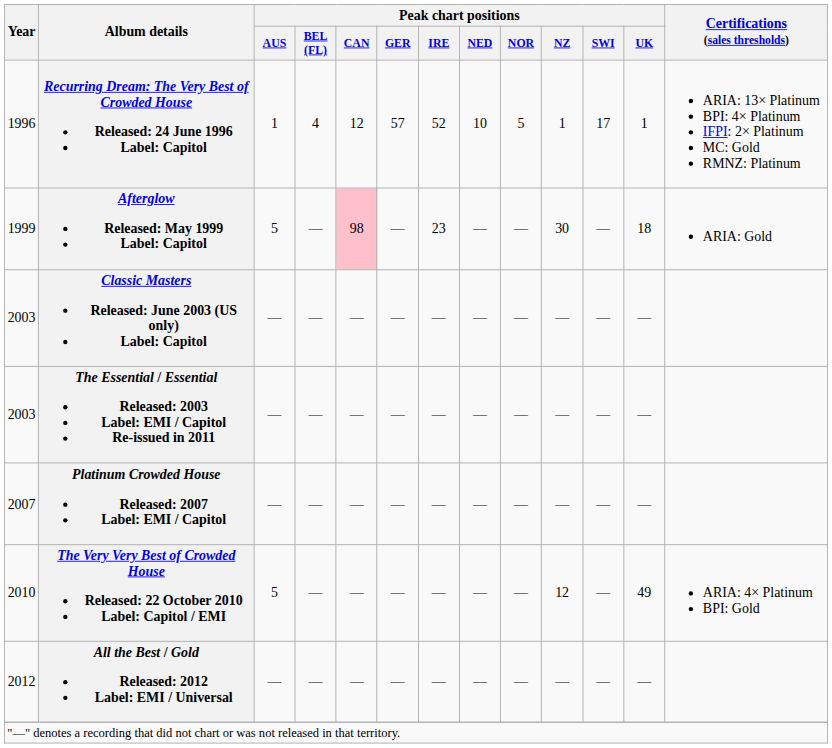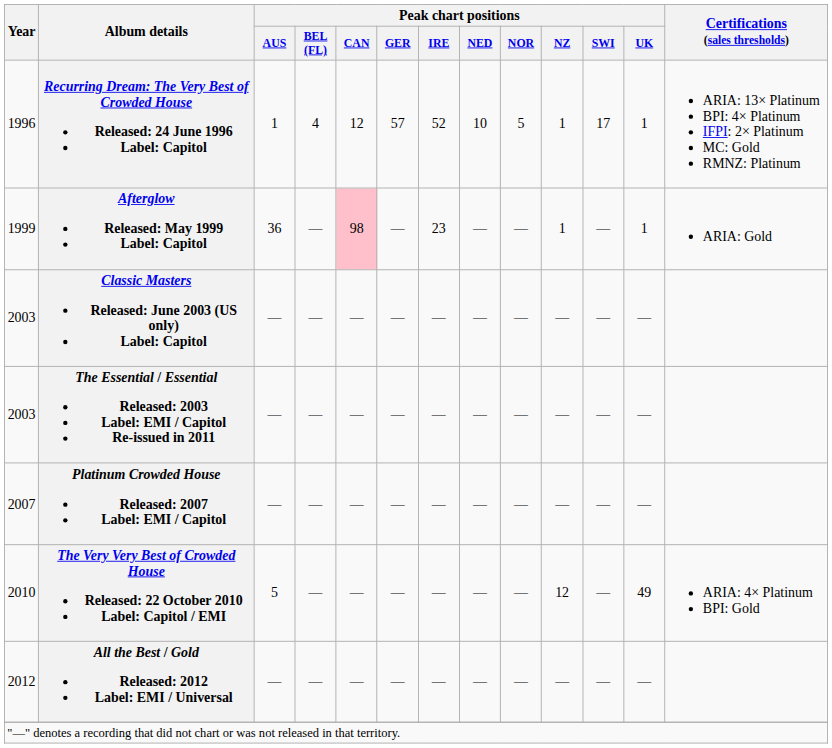(274, 228) 5 -> (274, 228) 36
(562, 228) 30 -> (562, 228) 1
(644, 228) 18 -> (644, 228) 1
